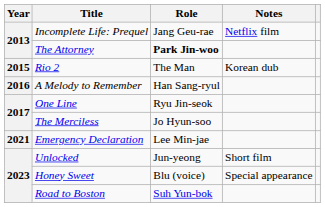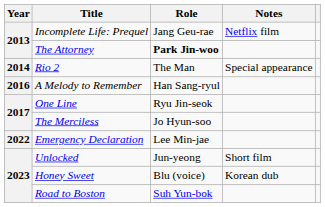(18, 67) 2015 -> (18, 67) 2014
(252, 67) Korean dub -> (269, 67) Special appearance
(18, 139) 2021 -> (18, 139) 2022
(269, 175) Special appearance -> (252, 175) Korean dub
